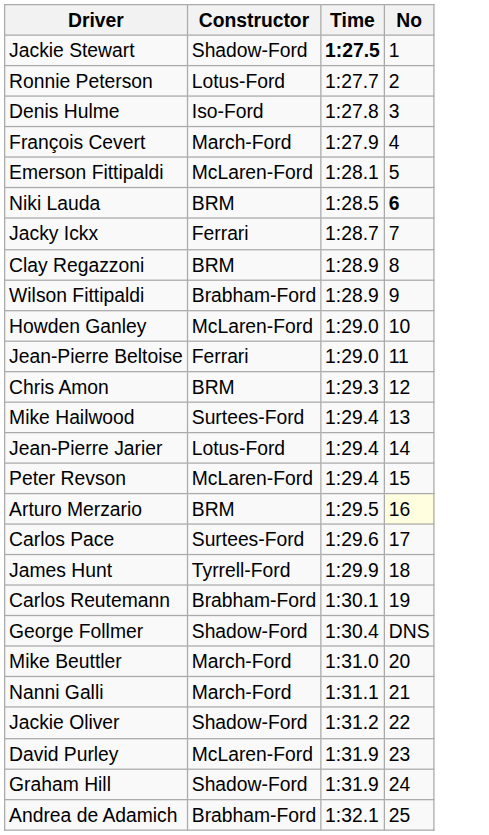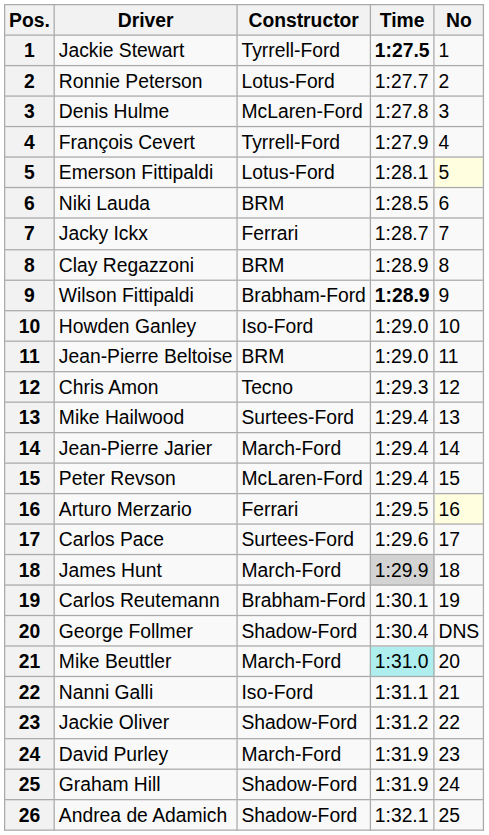+ column: (29, 20)
(250, 51) Shadow-Ford -> (291, 51) Tyrrell-Ford
(228, 112) Iso-Ford -> (302, 112) McLaren-Ford
(242, 142) March-Ford -> (291, 142) Tyrrell-Ford
(252, 173) McLaren-Ford -> (288, 173) Lotus-Ford
(394, 173) no background -> (444, 173) lightyellow background
(394, 203) bold -> (444, 203) normal
(352, 295) normal -> (402, 295) bold
(252, 326) McLaren-Ford -> (277, 326) Iso-Ford
(220, 356) Ferrari -> (263, 356) BRM
(213, 387) BRM -> (267, 387) Tecno
(238, 448) Lotus-Ford -> (291, 448) March-Ford
(213, 509) BRM -> (270, 509) Ferrari
(241, 570) Tyrrell-Ford -> (291, 570) March-Ford
(352, 570) no background -> (402, 570) lightgrey background
(352, 662) no background -> (402, 662) paleturquoise background
(242, 692) March-Ford -> (277, 692) Iso-Ford
(252, 754) McLaren-Ford -> (291, 754) March-Ford
(254, 815) Brabham-Ford -> (299, 815) Shadow-Ford
